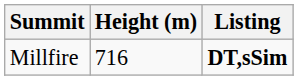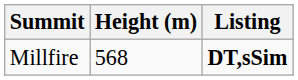(111, 57) 716 -> (111, 57) 568
